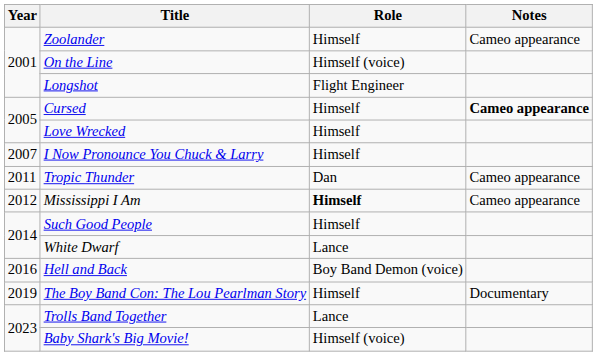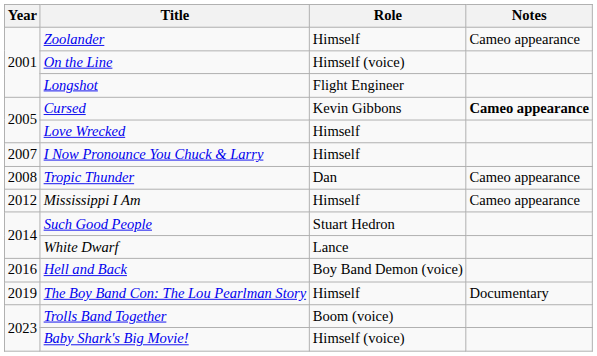(336, 108) Himself -> (357, 108) Kevin Gibbons
(22, 177) 2011 -> (22, 177) 2008
(337, 200) bold -> (336, 200) normal
(336, 223) Himself -> (354, 223) Stuart Hedron
(331, 316) Lance -> (353, 316) Boom (voice)
